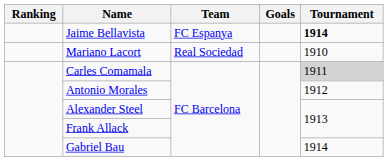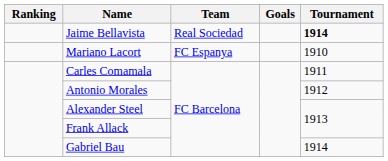(203, 33) FC Espanya -> (208, 33) Real Sociedad
(208, 52) Real Sociedad -> (203, 52) FC Espanya
(315, 71) lightgrey background -> (315, 71) no background
